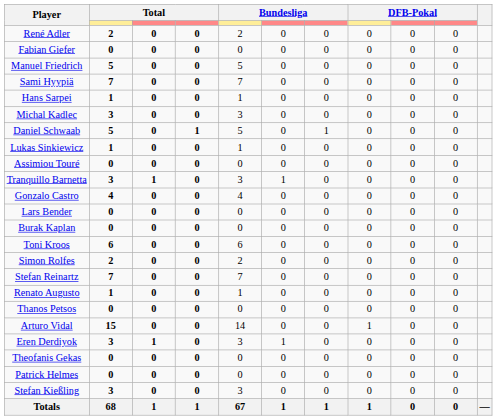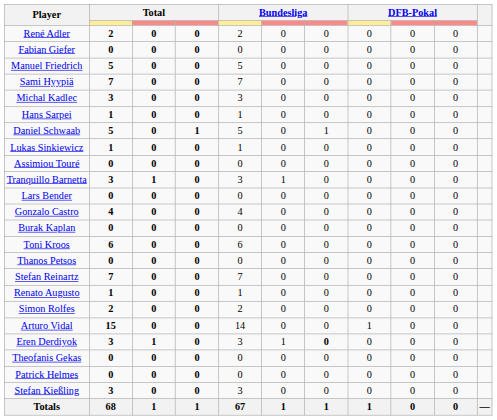rows swapped: (47, 114) <-> (47, 98)
rows swapped: (47, 212) <-> (47, 195)
rows swapped: (47, 309) <-> (47, 260)
(326, 342) normal -> (326, 342) bold
